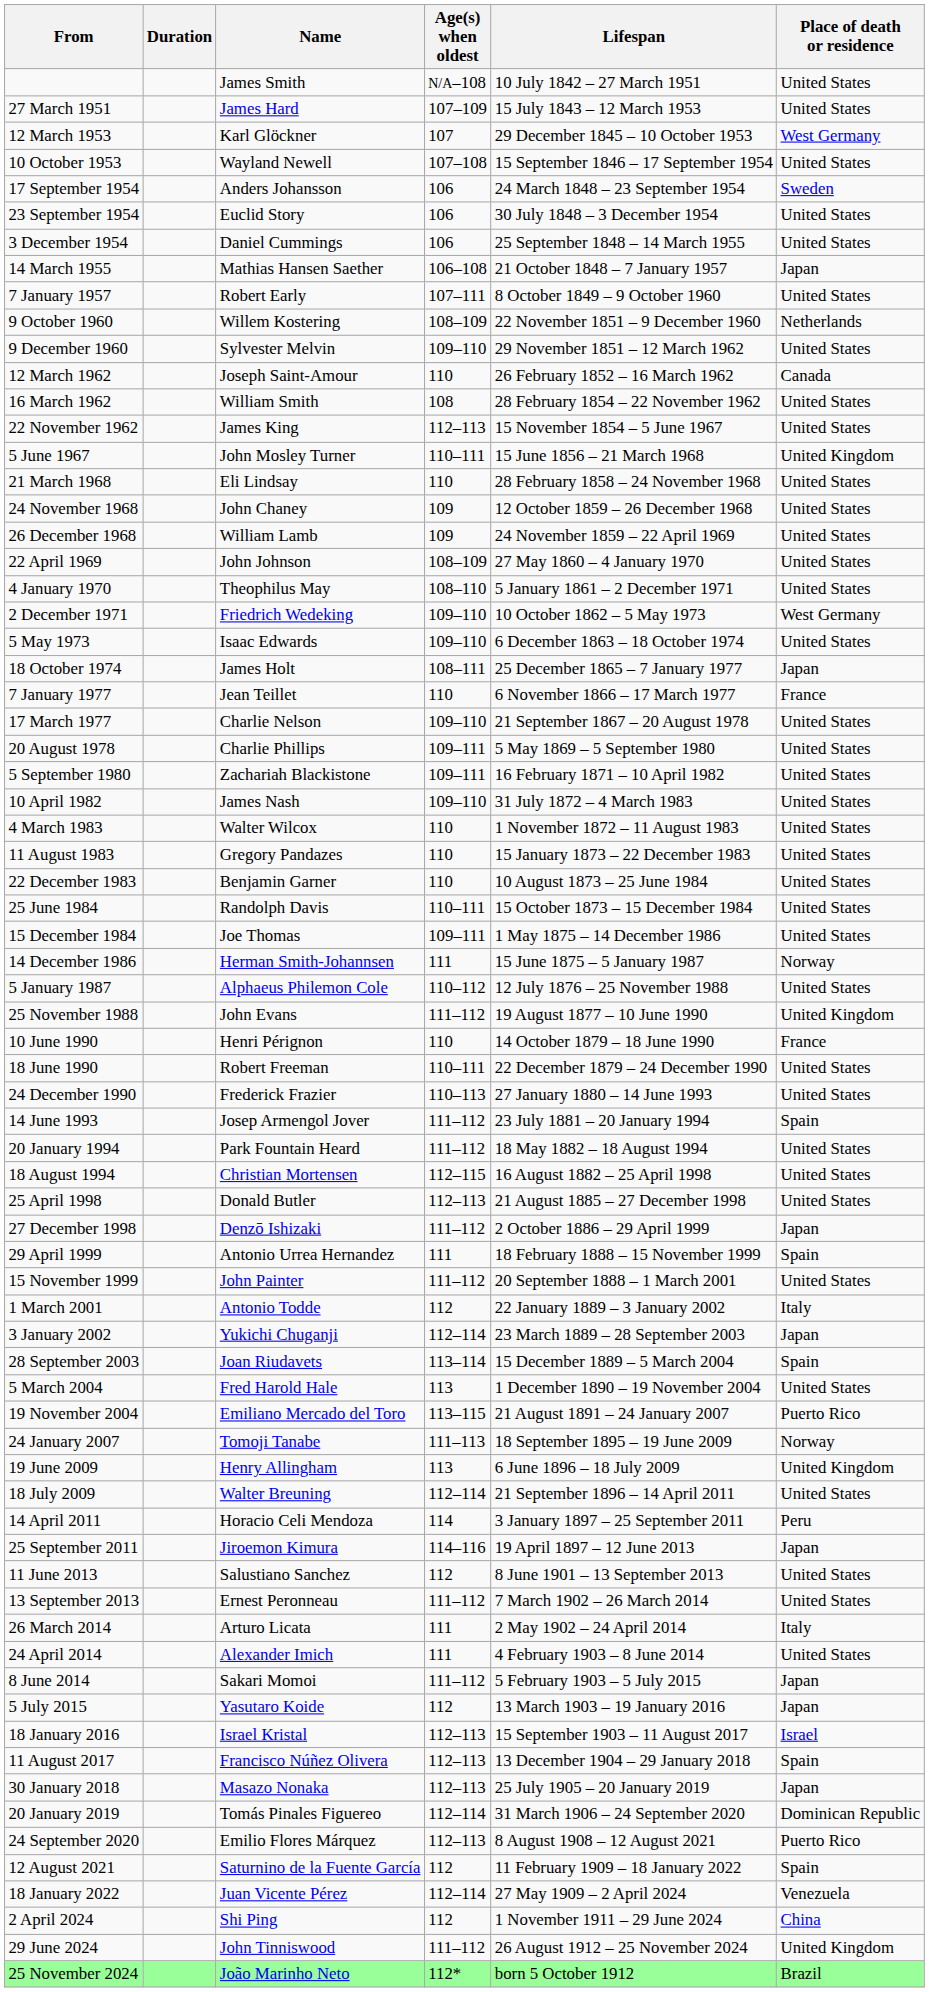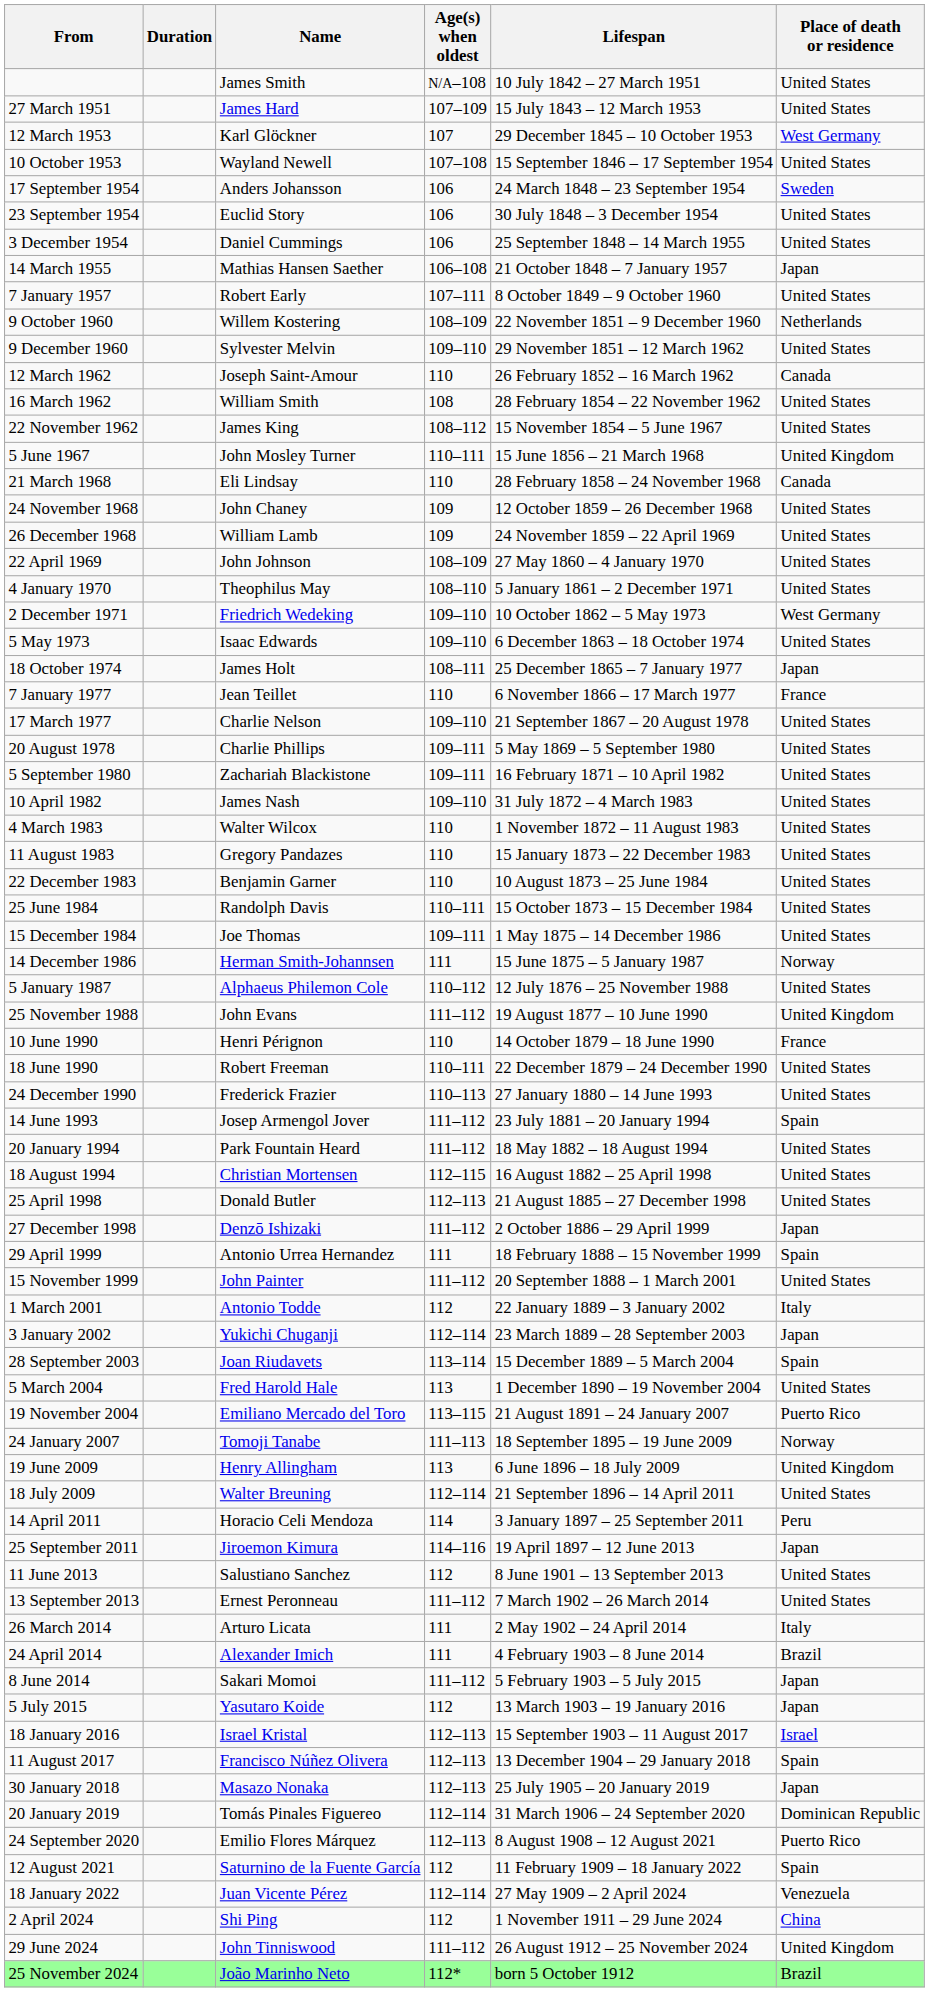(457, 428) 112–113 -> (457, 428) 108–112
(826, 481) United States -> (806, 481) Canada
(826, 1654) United States -> (801, 1654) Brazil
